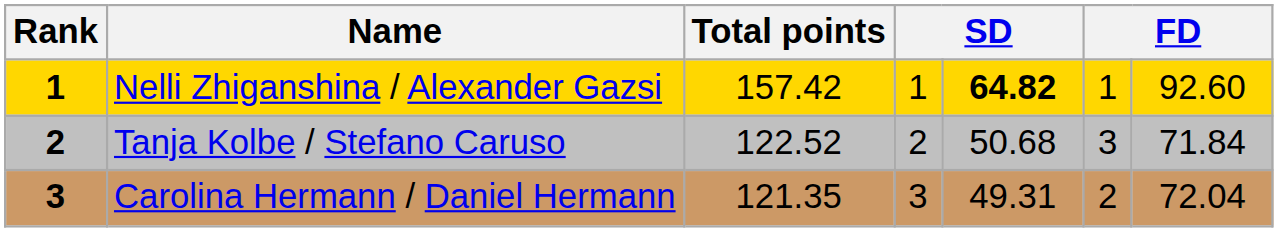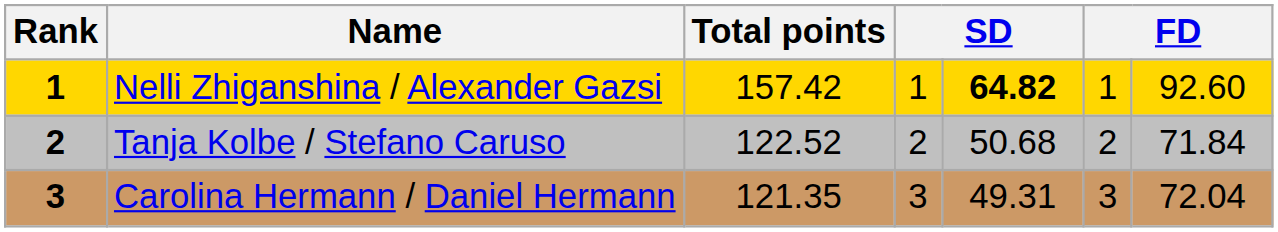(1108, 142) 3 -> (1108, 142) 2
(1108, 197) 2 -> (1108, 197) 3
